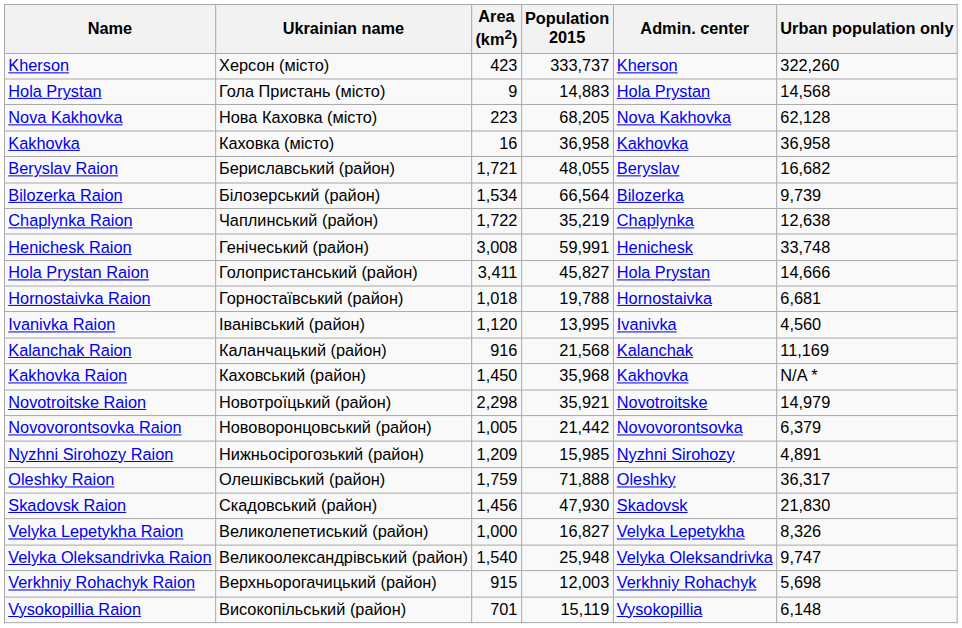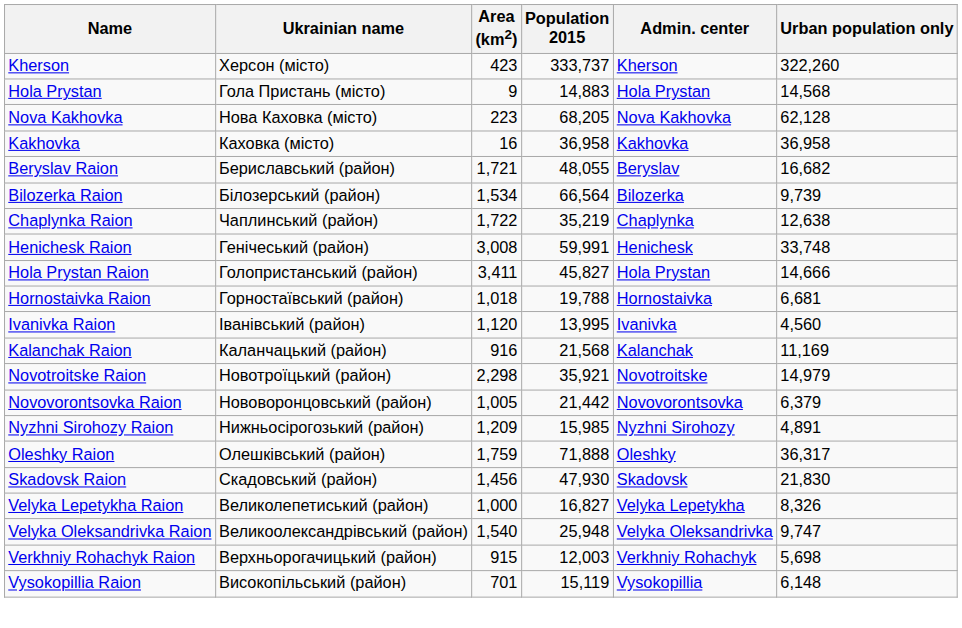- row: (68, 376)
